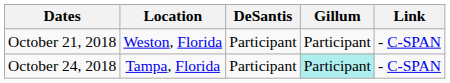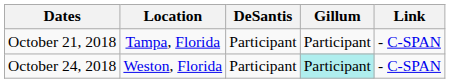(173, 41) Weston, Florida -> (173, 41) Tampa, Florida
(173, 66) Tampa, Florida -> (173, 66) Weston, Florida
